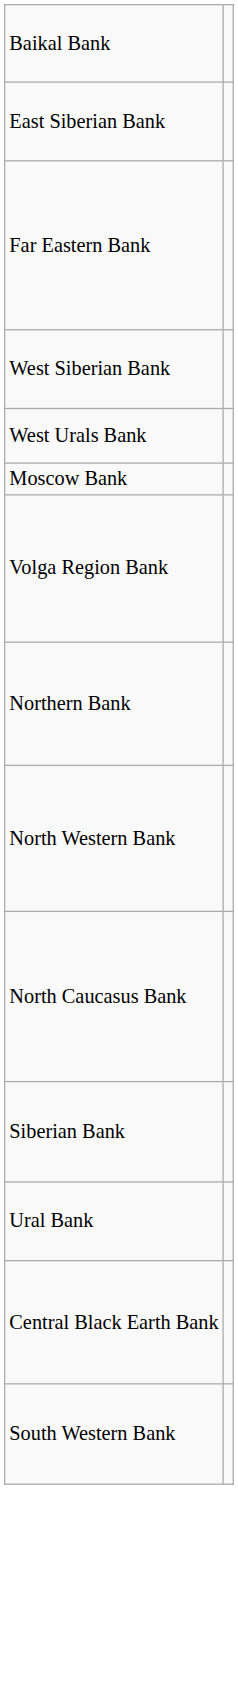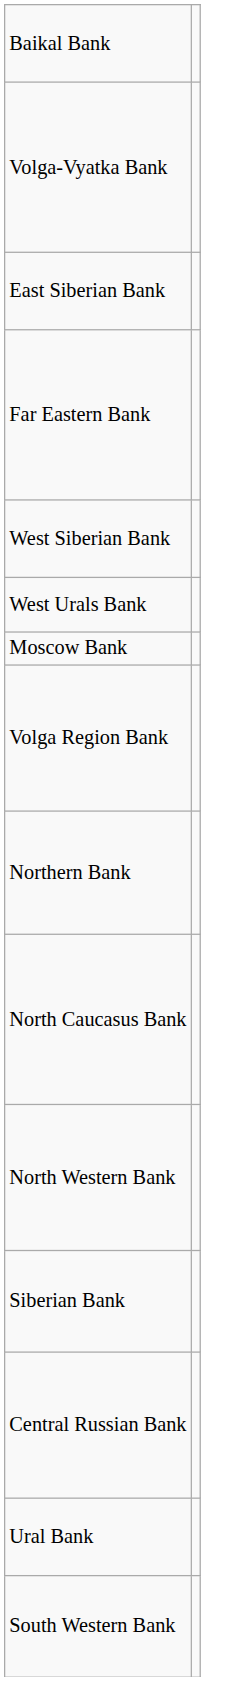+ row: (88, 167)
rows swapped: (92, 838) <-> (98, 996)
+ row: (98, 1424)
- row: (114, 1321)
